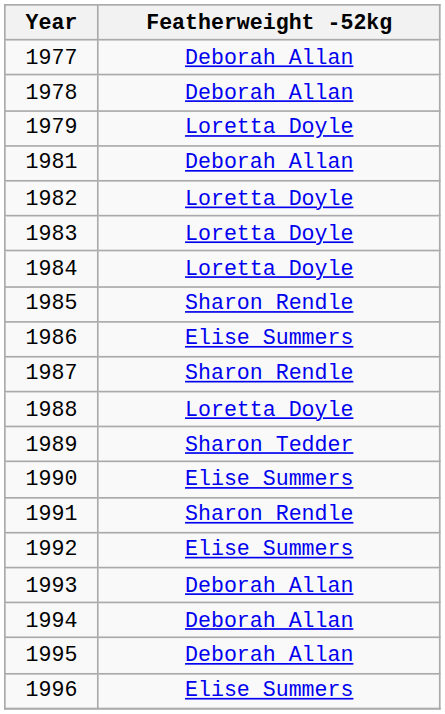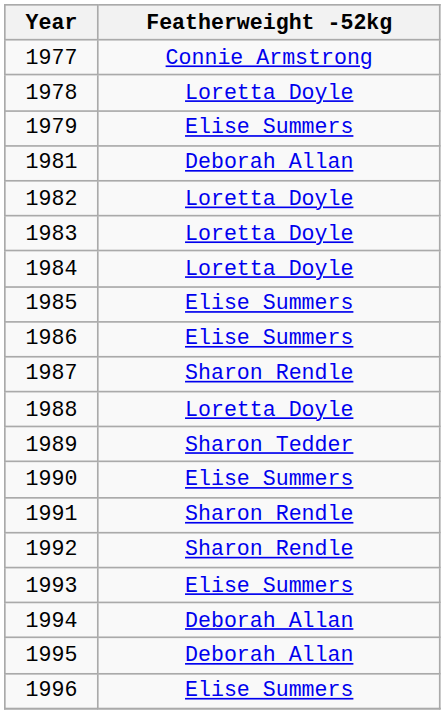(269, 58) Deborah Allan -> (269, 58) Connie Armstrong
(269, 93) Deborah Allan -> (269, 93) Loretta Doyle
(269, 128) Loretta Doyle -> (269, 128) Elise Summers
(269, 304) Sharon Rendle -> (269, 304) Elise Summers
(269, 550) Elise Summers -> (269, 550) Sharon Rendle
(269, 585) Deborah Allan -> (269, 585) Elise Summers
